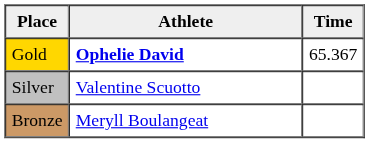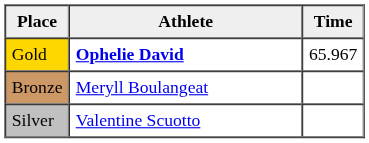(333, 54) 65.367 -> (333, 54) 65.967
rows swapped: (33, 87) <-> (37, 120)
